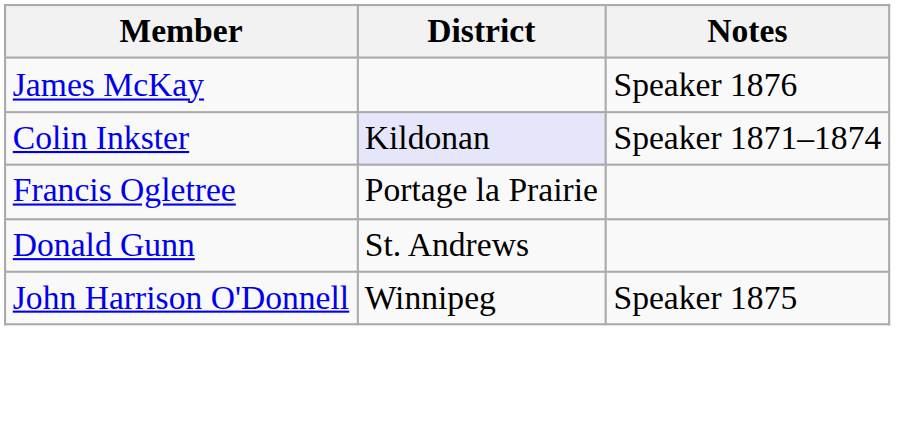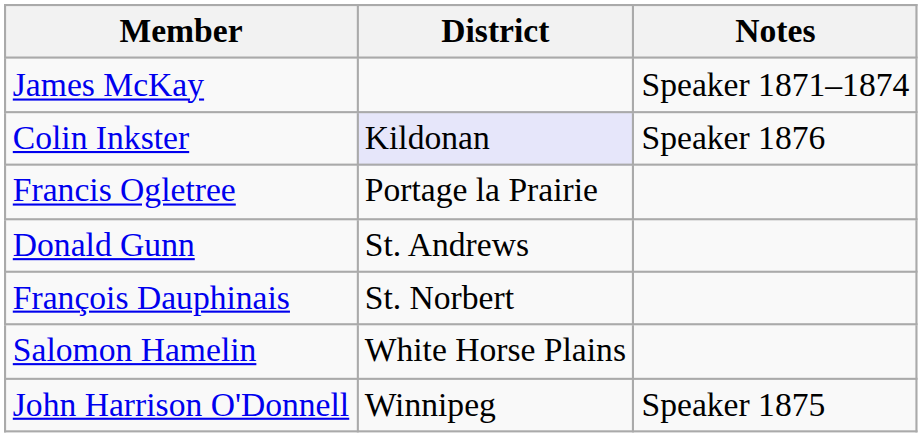(705, 84) Speaker 1876 -> (775, 84) Speaker 1871–1874
(747, 137) Speaker 1871–1874 -> (733, 137) Speaker 1876
+ row: (151, 297)
+ row: (135, 350)
